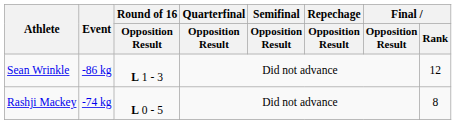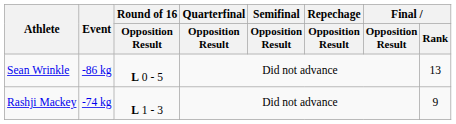(147, 77) L 1 - 3 -> (147, 77) L 0 - 5
(435, 70) 12 -> (435, 70) 13
(147, 110) L 0 - 5 -> (147, 110) L 1 - 3
(435, 103) 8 -> (435, 103) 9
